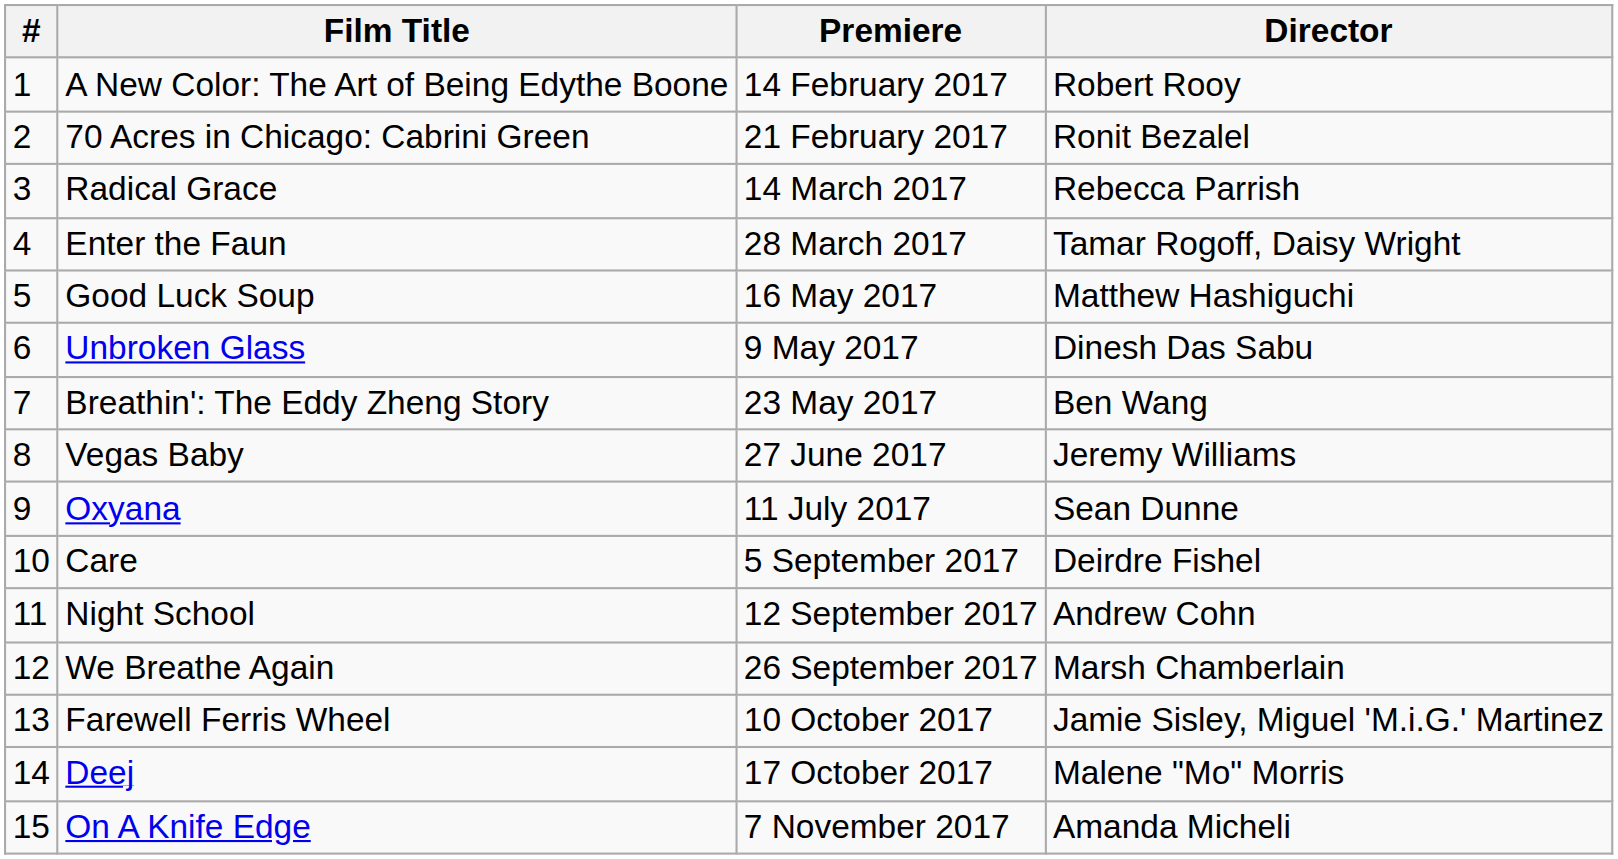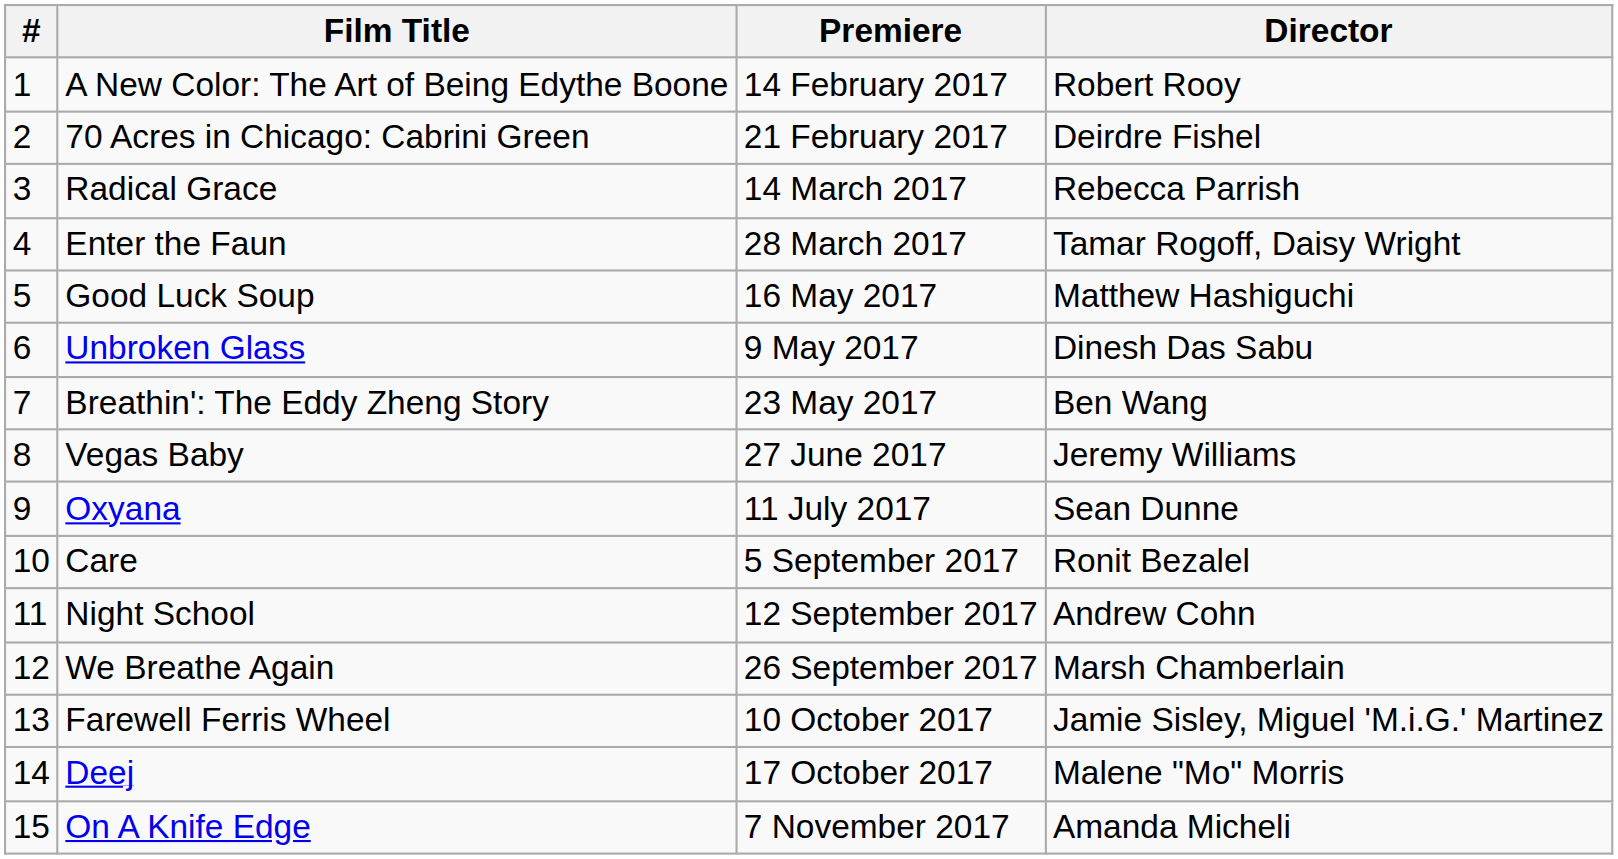(1151, 137) Ronit Bezalel -> (1157, 137) Deirdre Fishel
(1157, 561) Deirdre Fishel -> (1151, 561) Ronit Bezalel
